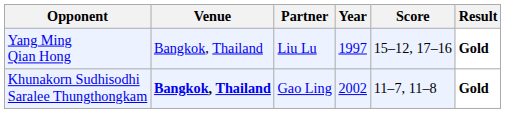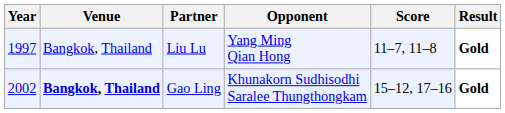columns swapped: (353, 16) <-> (78, 16)
(413, 48) 15–12, 17–16 -> (405, 48) 11–7, 11–8
(405, 88) 11–7, 11–8 -> (413, 88) 15–12, 17–16
